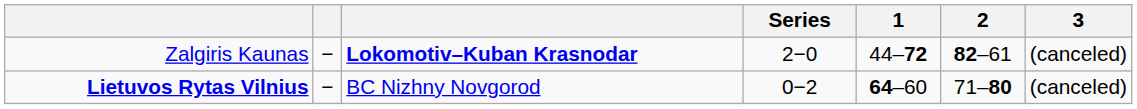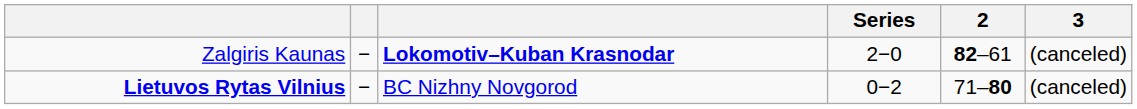- column: (898, 20)
